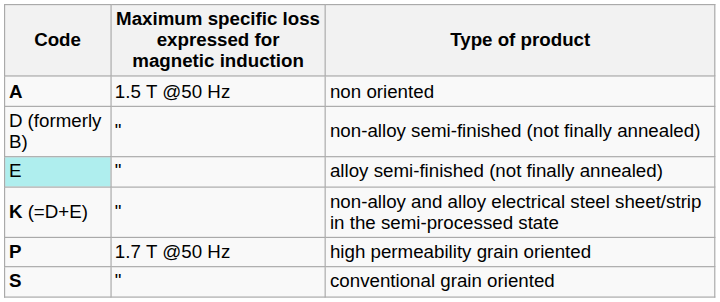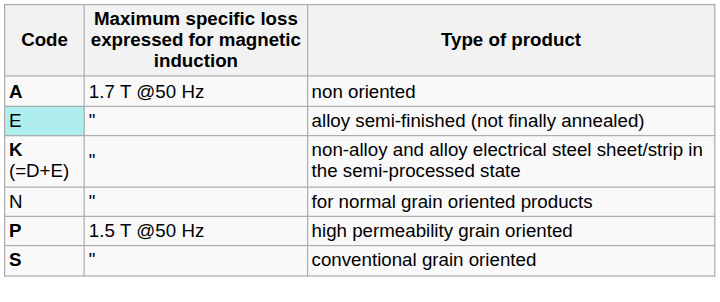(173, 91) 1.5 T @50 Hz -> (147, 91) 1.7 T @50 Hz
- row: (515, 131)
+ row: (452, 201)
(173, 252) 1.7 T @50 Hz -> (147, 230) 1.5 T @50 Hz
